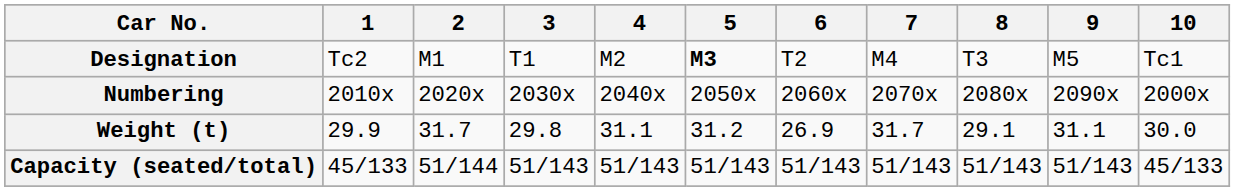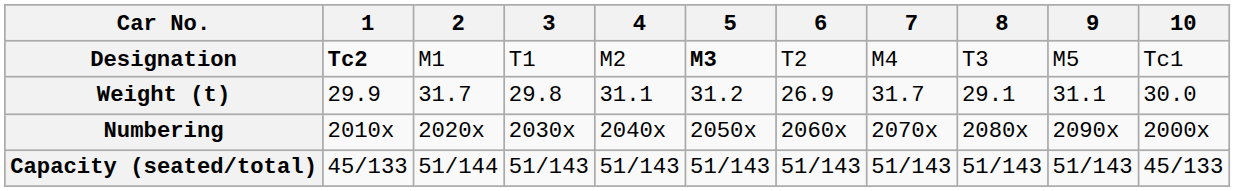(348, 59) normal -> (348, 59) bold
rows swapped: (164, 95) <-> (164, 132)
